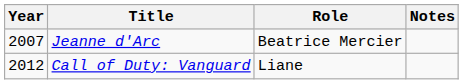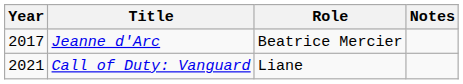(26, 41) 2007 -> (26, 41) 2017
(26, 66) 2012 -> (26, 66) 2021
